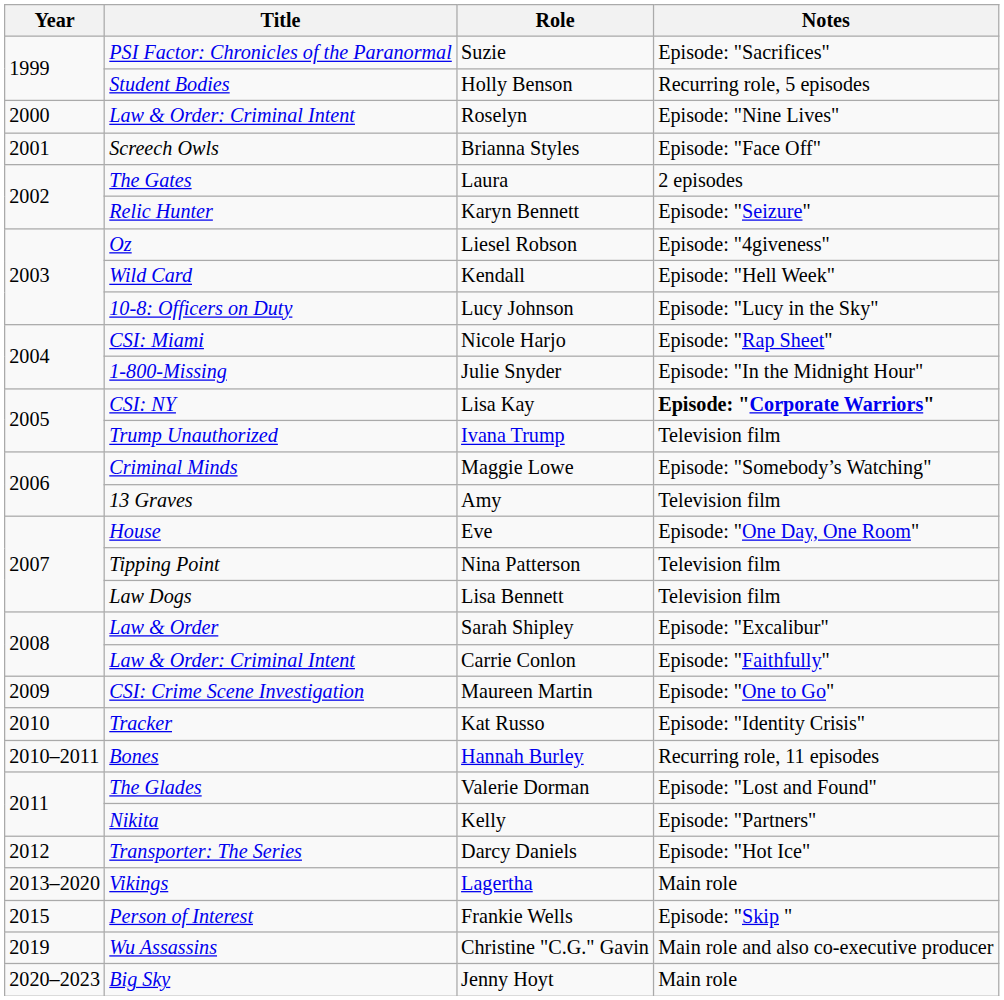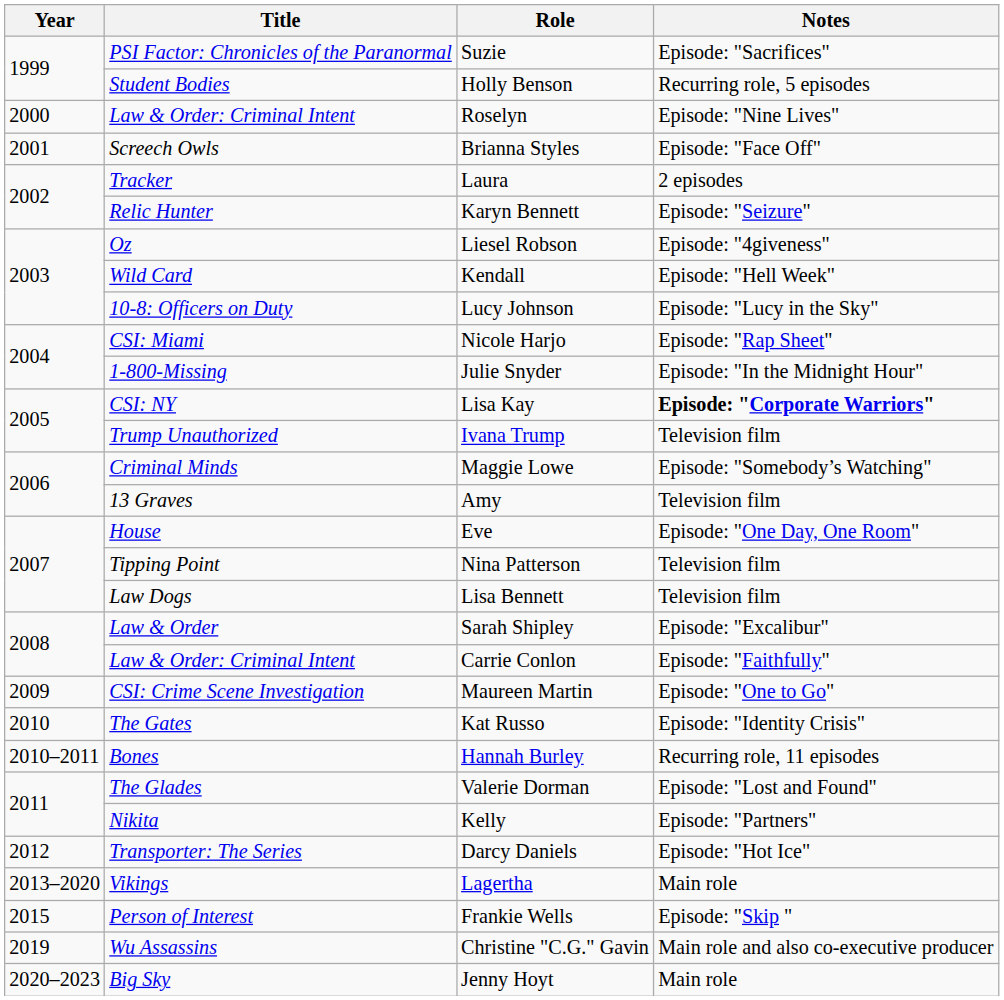(150, 180) The Gates -> (141, 180) Tracker
(141, 723) Tracker -> (150, 723) The Gates
